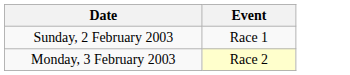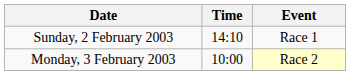+ column: (227, 15)
